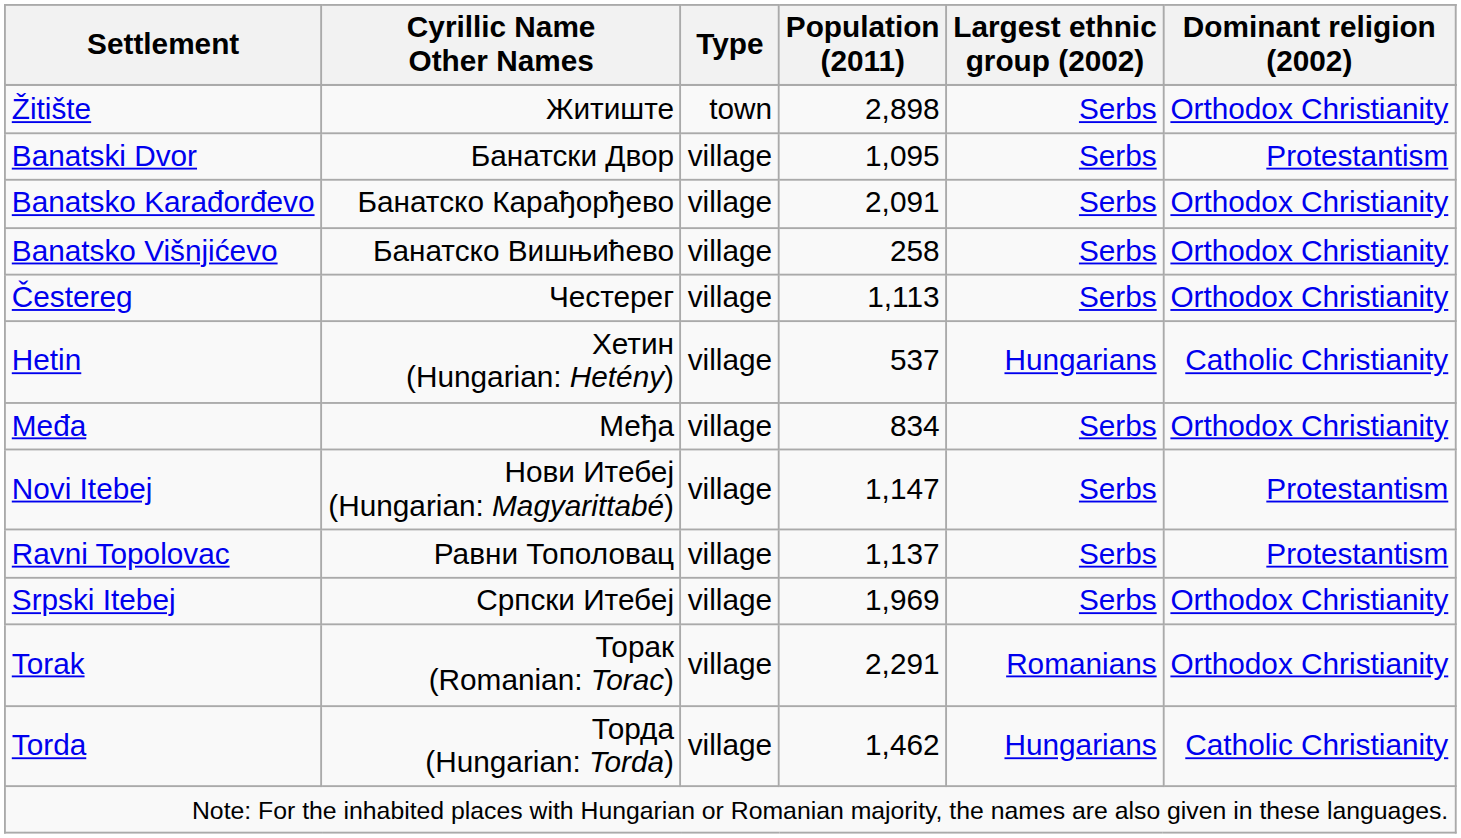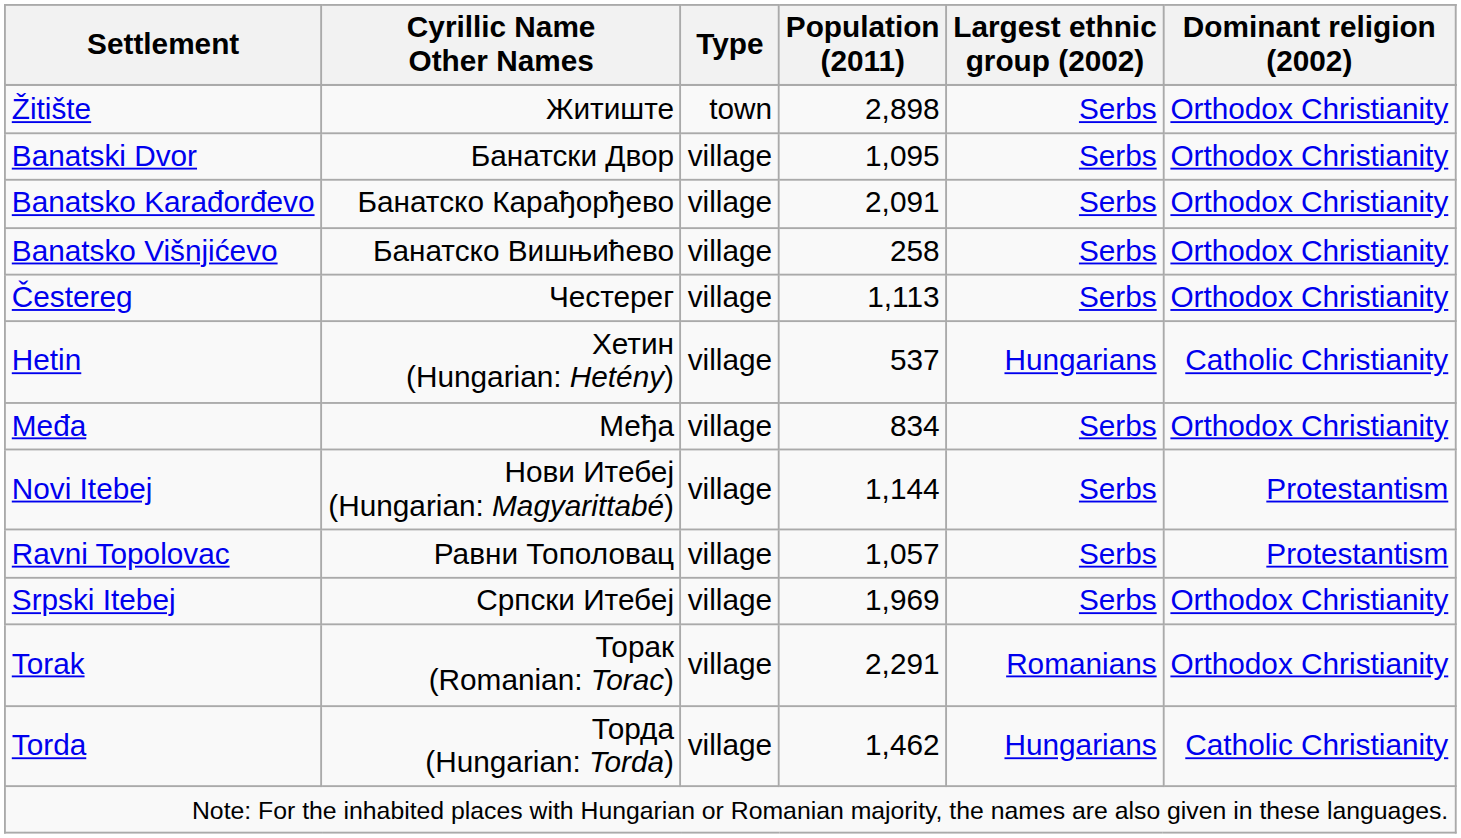(1357, 155) Protestantism -> (1309, 155) Orthodox Christianity
(902, 489) 1,147 -> (902, 489) 1,144
(902, 553) 1,137 -> (902, 553) 1,057
